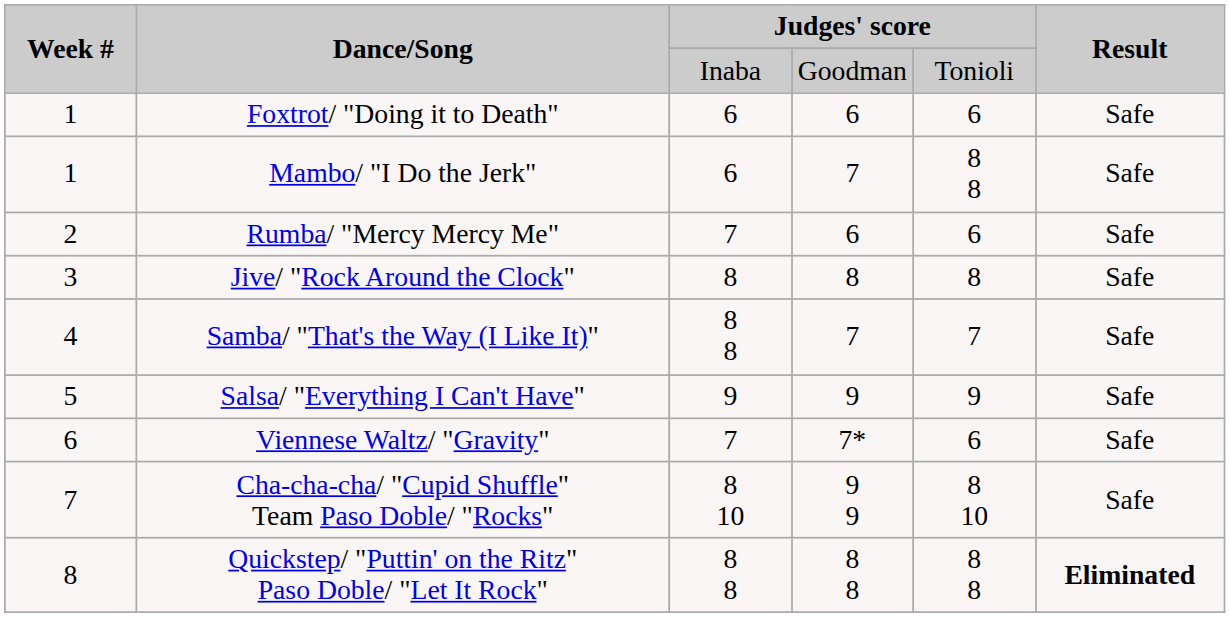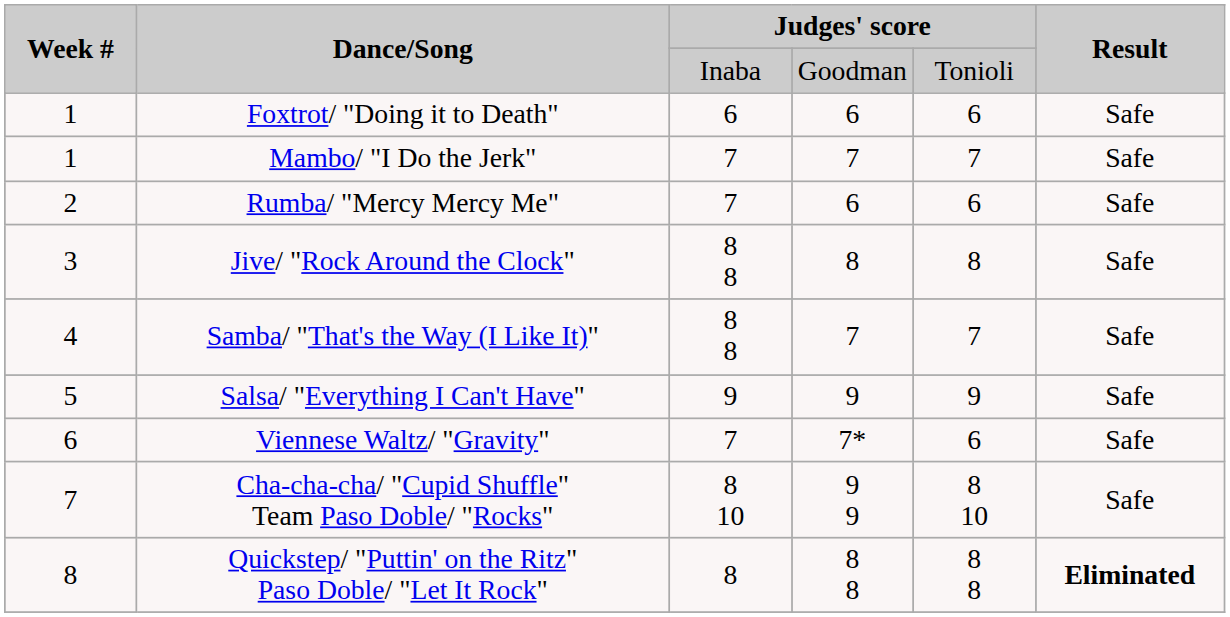(730, 173) 6 -> (730, 158) 7
(974, 173) 8 8 -> (974, 158) 7
(730, 277) 8 -> (730, 261) 8 8
(730, 574) 8 8 -> (730, 574) 8
